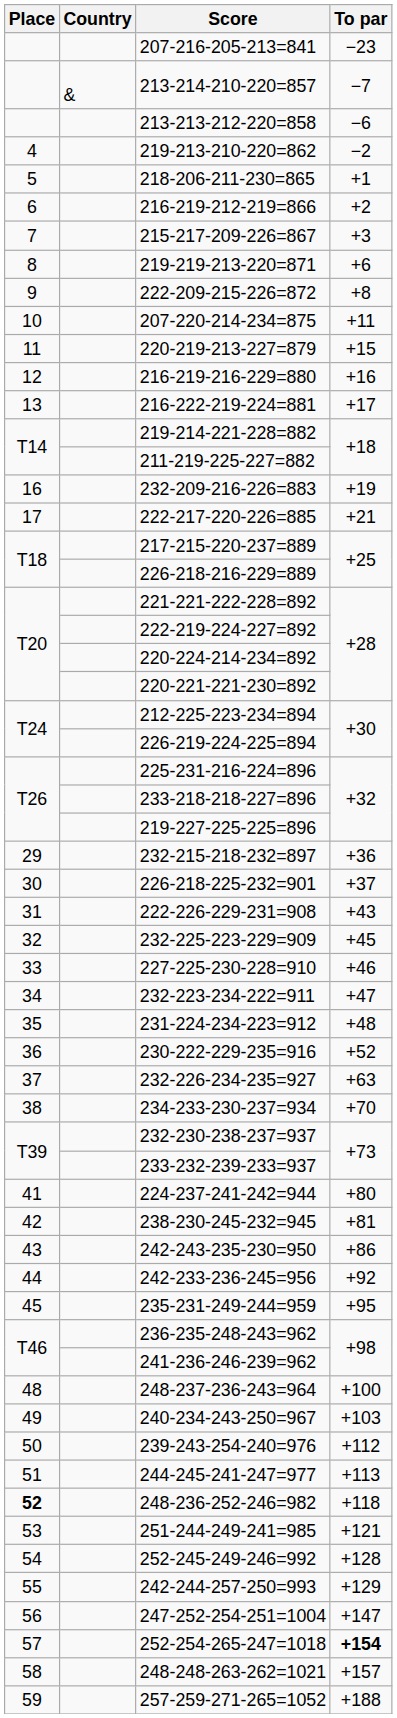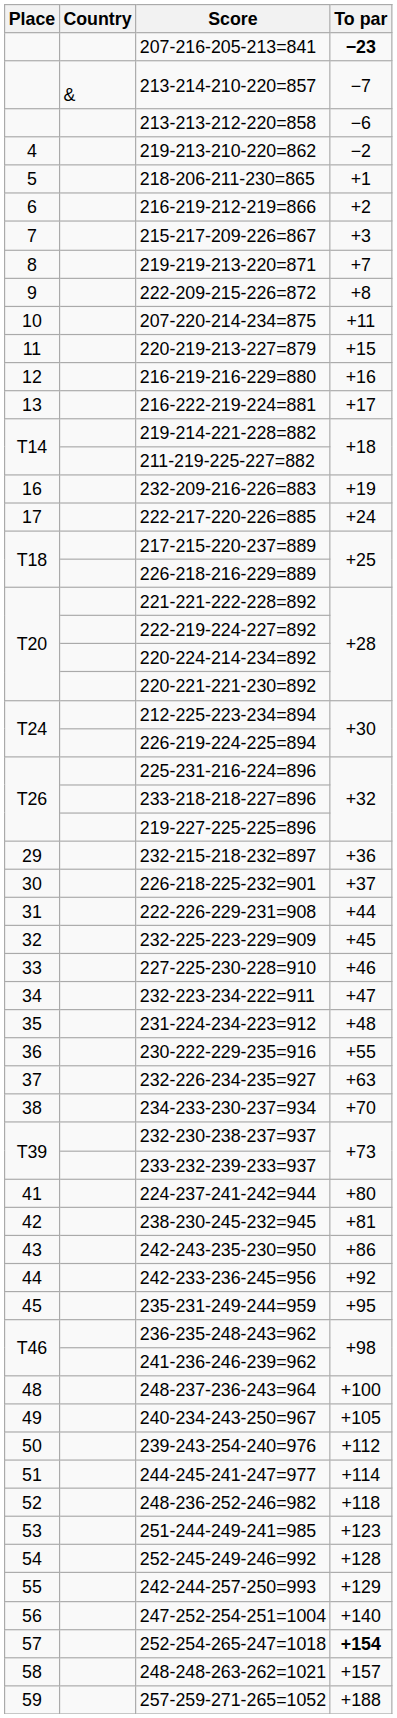(361, 47) normal -> (361, 47) bold
(361, 264) +6 -> (361, 264) +7
(361, 517) +21 -> (361, 517) +24
(361, 911) +43 -> (361, 911) +44
(361, 1052) +52 -> (361, 1052) +55
(361, 1418) +103 -> (361, 1418) +105
(361, 1475) +113 -> (361, 1475) +114
(32, 1503) bold -> (32, 1503) normal
(361, 1531) +121 -> (361, 1531) +123
(361, 1615) +147 -> (361, 1615) +140
